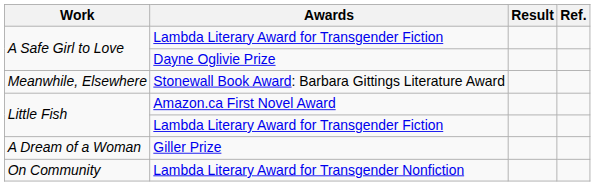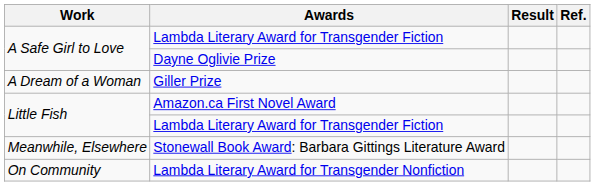rows swapped: (77, 81) <-> (74, 147)
